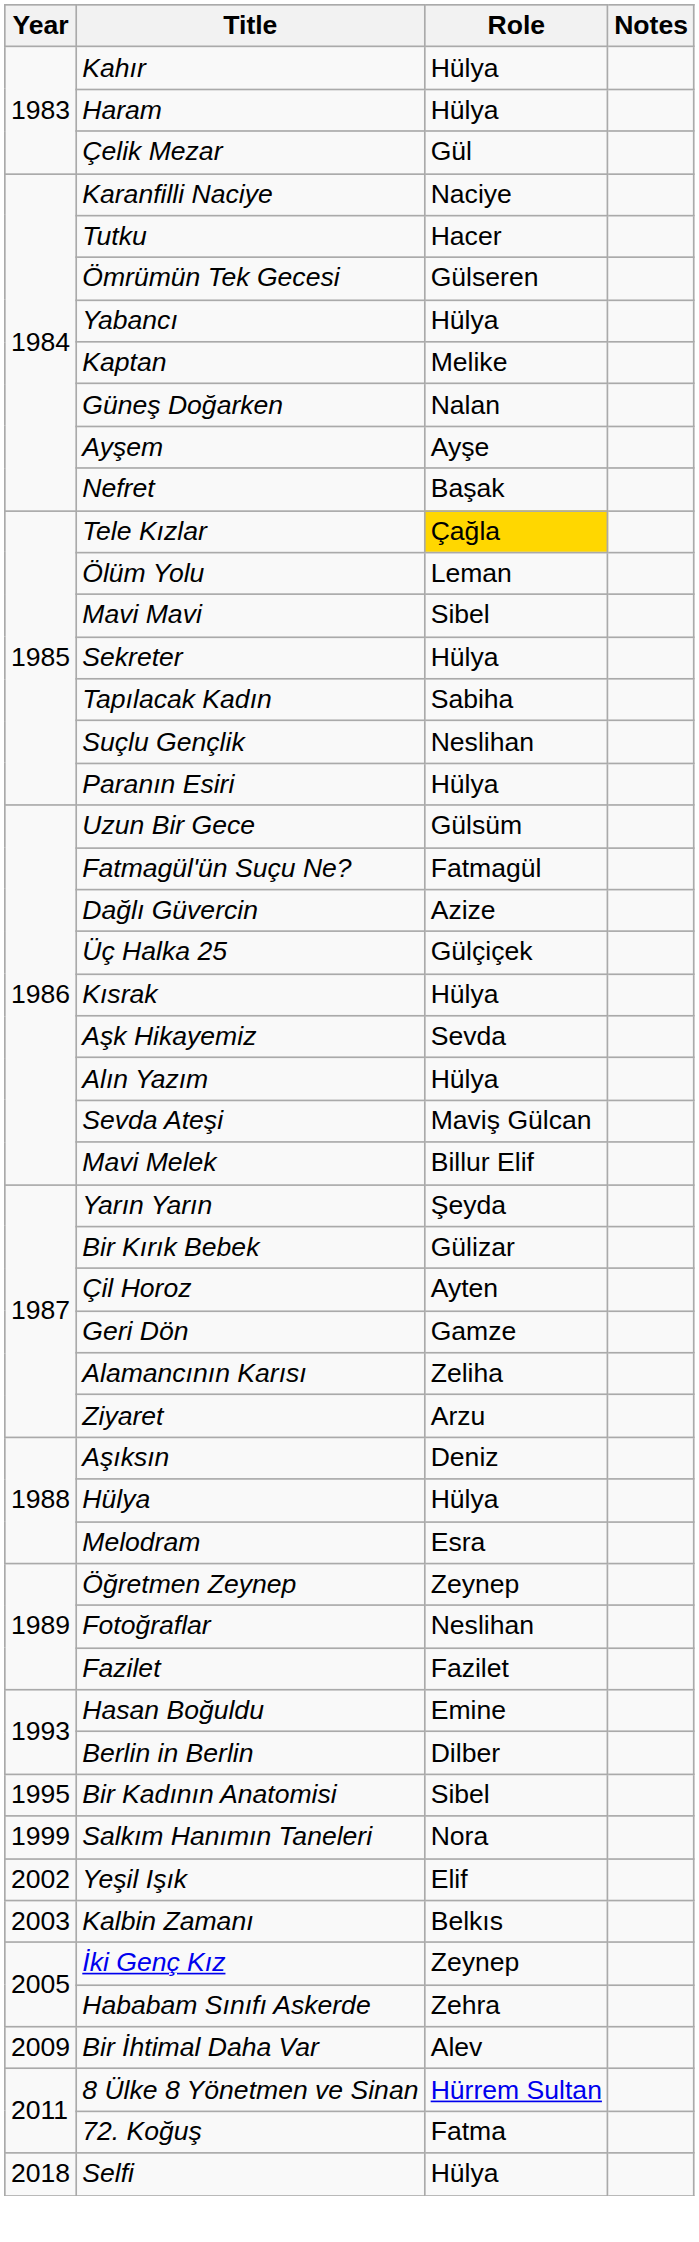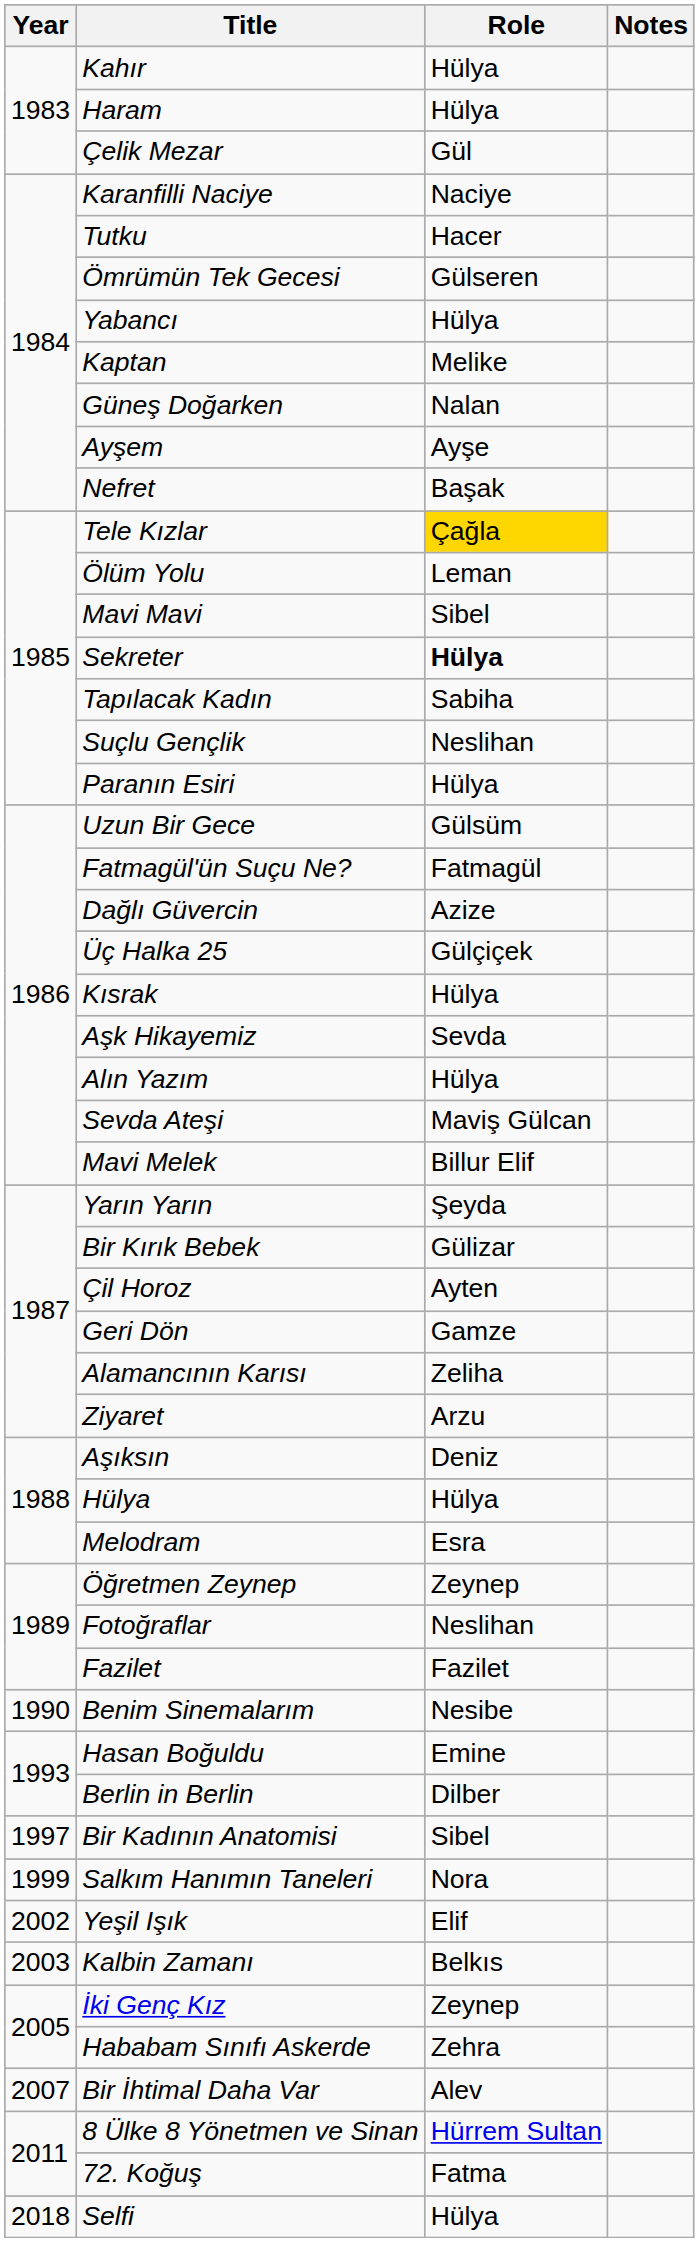(465, 657) normal -> (467, 657) bold
+ row: (198, 1710)
(40, 1794) 1995 -> (40, 1836) 1997
(40, 2047) 2009 -> (40, 2089) 2007
